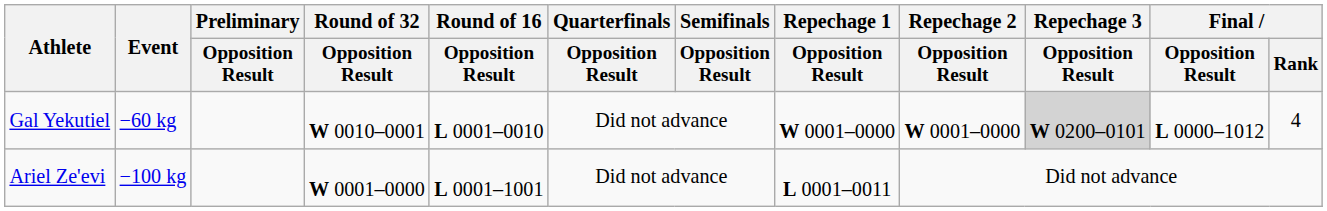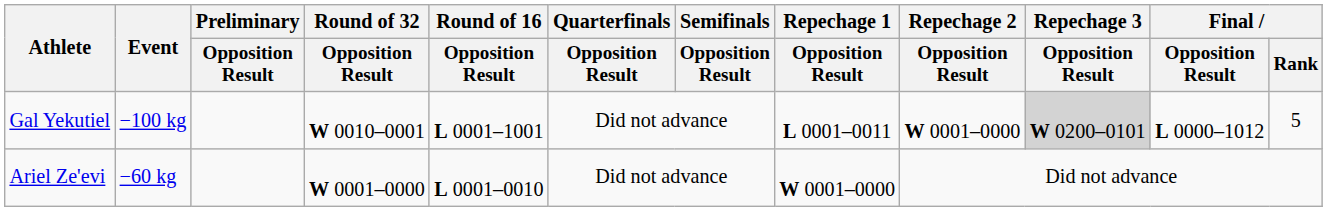(148, 120) −60 kg -> (153, 120) −100 kg
(489, 132) L 0001–0010 -> (489, 132) L 0001–1001
(837, 132) W 0001–0000 -> (837, 132) L 0001–0011
(1296, 120) 4 -> (1296, 120) 5
(153, 177) −100 kg -> (148, 177) −60 kg
(489, 189) L 0001–1001 -> (489, 189) L 0001–0010
(837, 189) L 0001–0011 -> (837, 189) W 0001–0000
